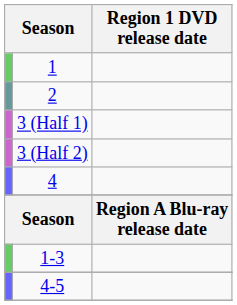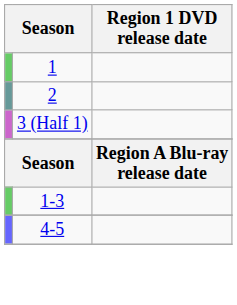- row: (52, 152)
- row: (52, 180)
